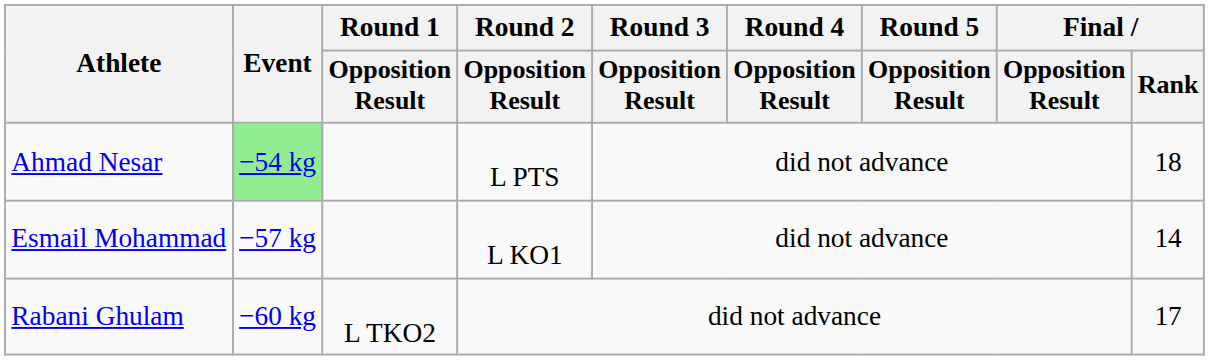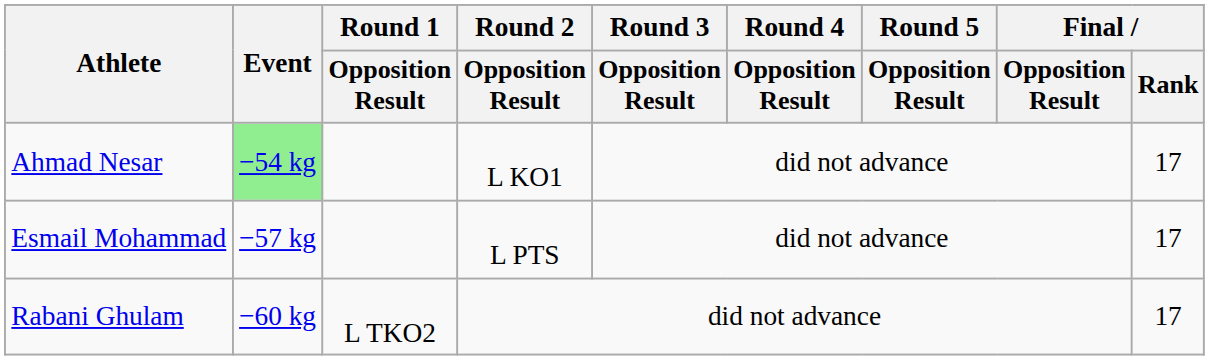(525, 177) L PTS -> (525, 177) L KO1
(1168, 161) 18 -> (1168, 161) 17
(525, 255) L KO1 -> (525, 255) L PTS
(1168, 239) 14 -> (1168, 239) 17
